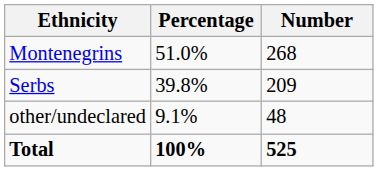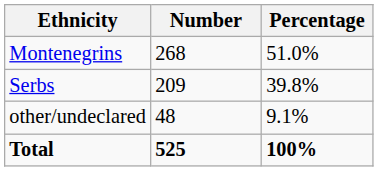columns swapped: (317, 20) <-> (206, 20)
